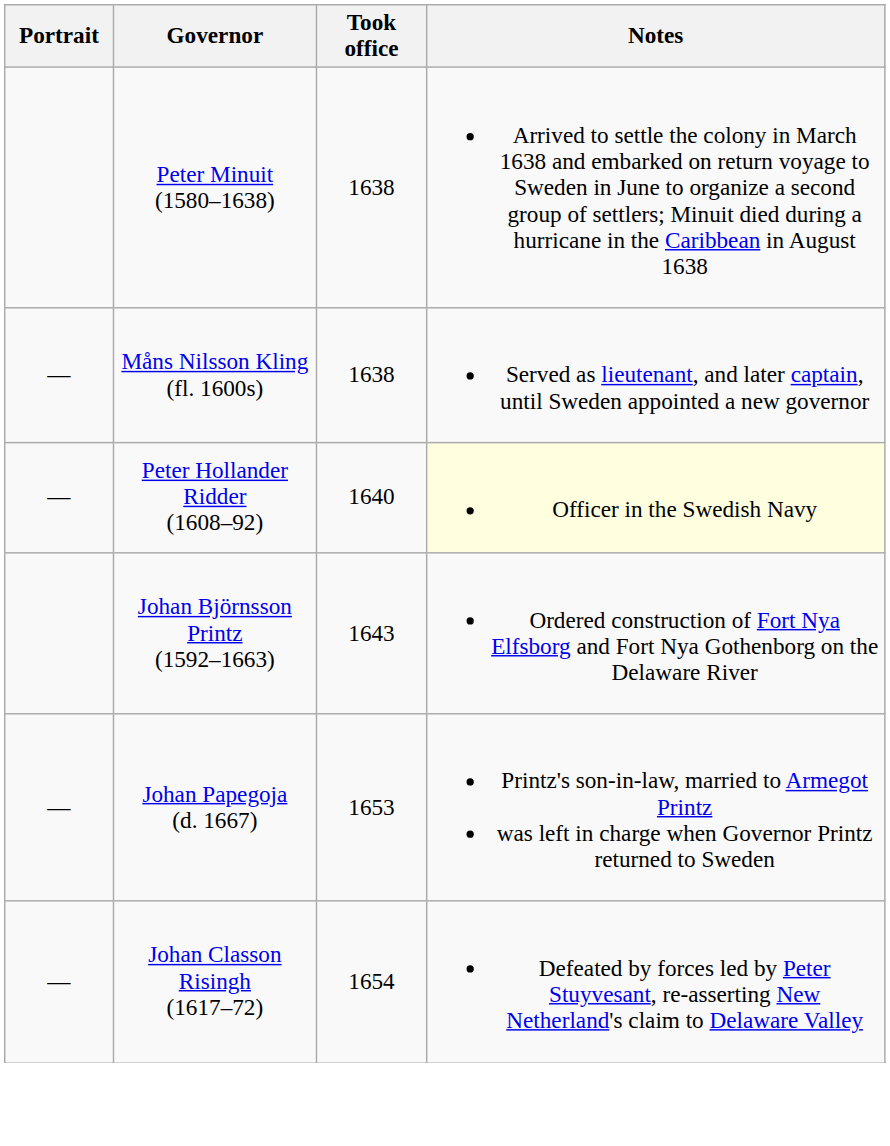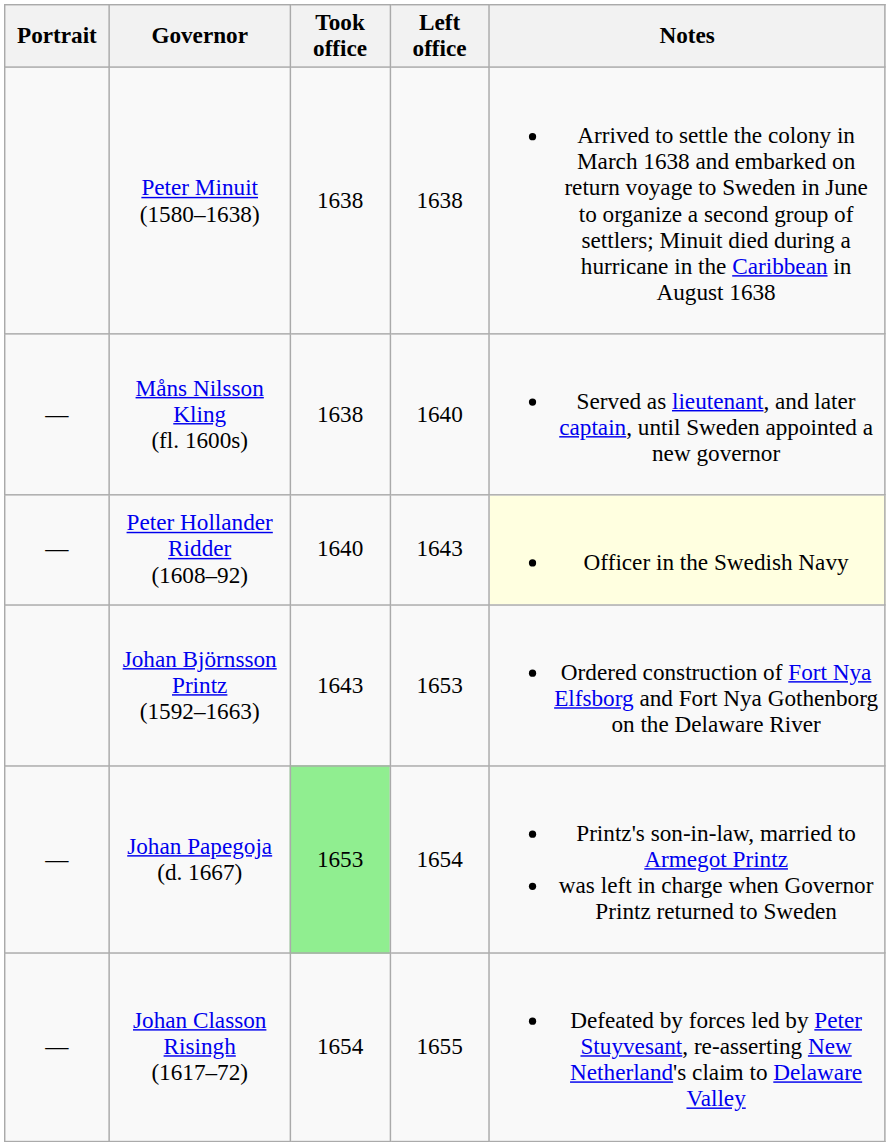+ column: (440, 35)
(371, 807) no background -> (340, 859) lightgreen background
